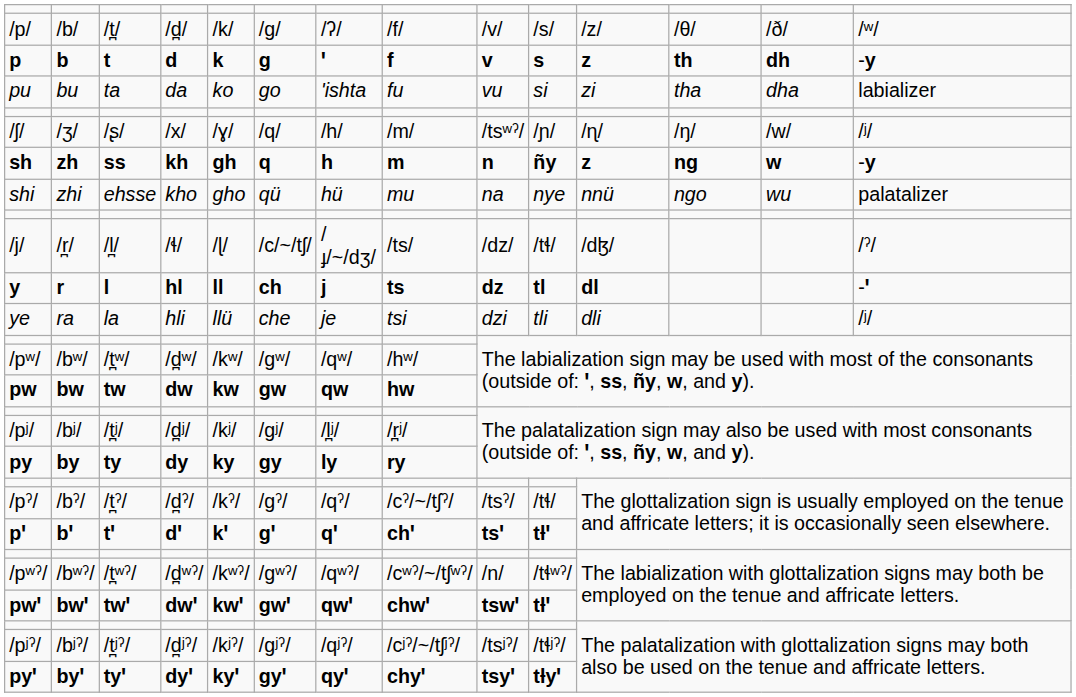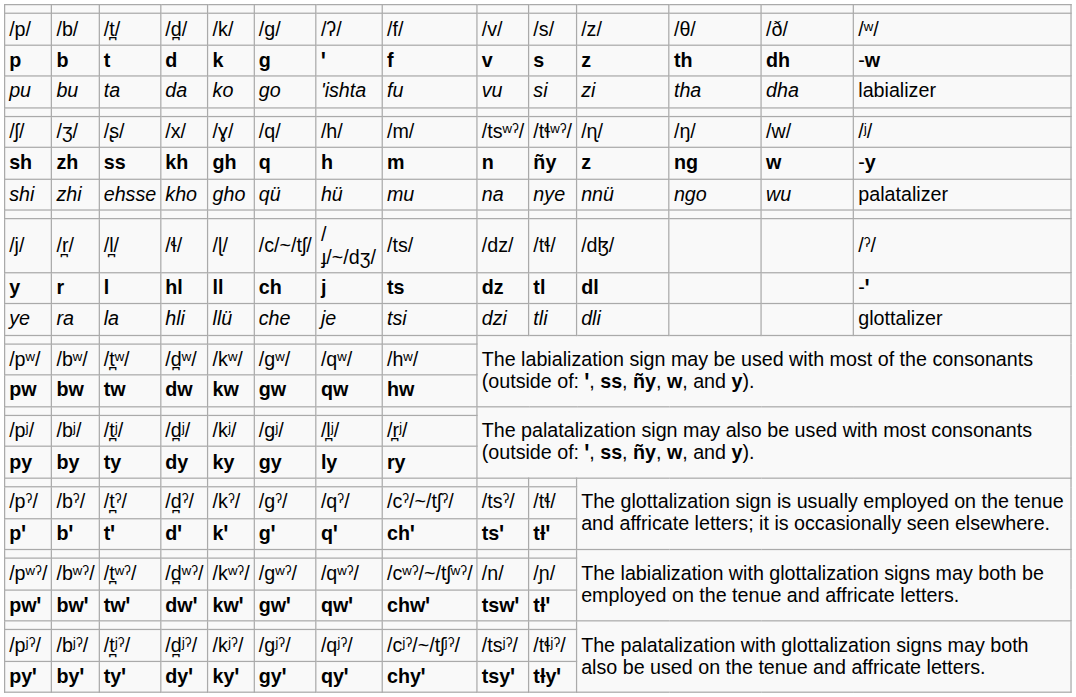(867, 60) -y -> (869, 60) -w
(544, 131) /ɲ/ -> (553, 131) /tɬʷˀ/
(865, 319) /ʲ/ -> (900, 319) glottalizer
(553, 573) /tɬʷˀ/ -> (544, 573) /ɲ/
